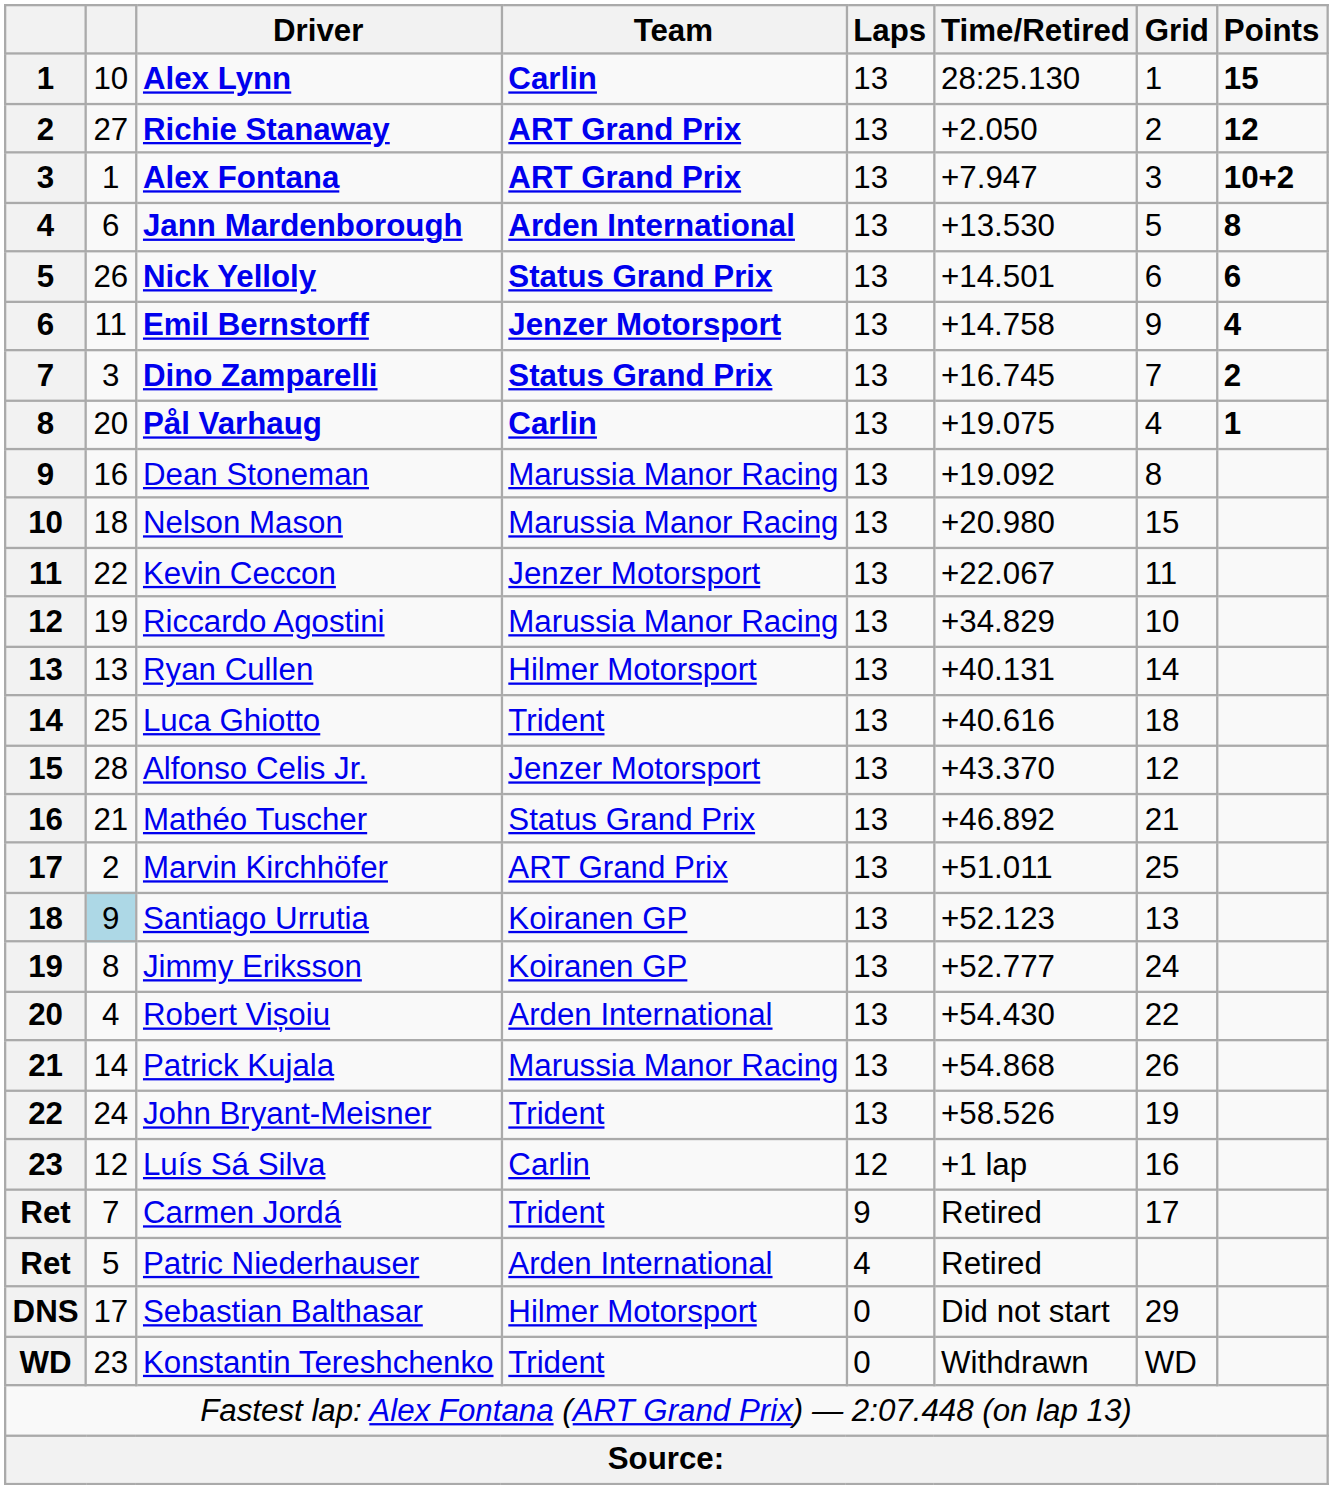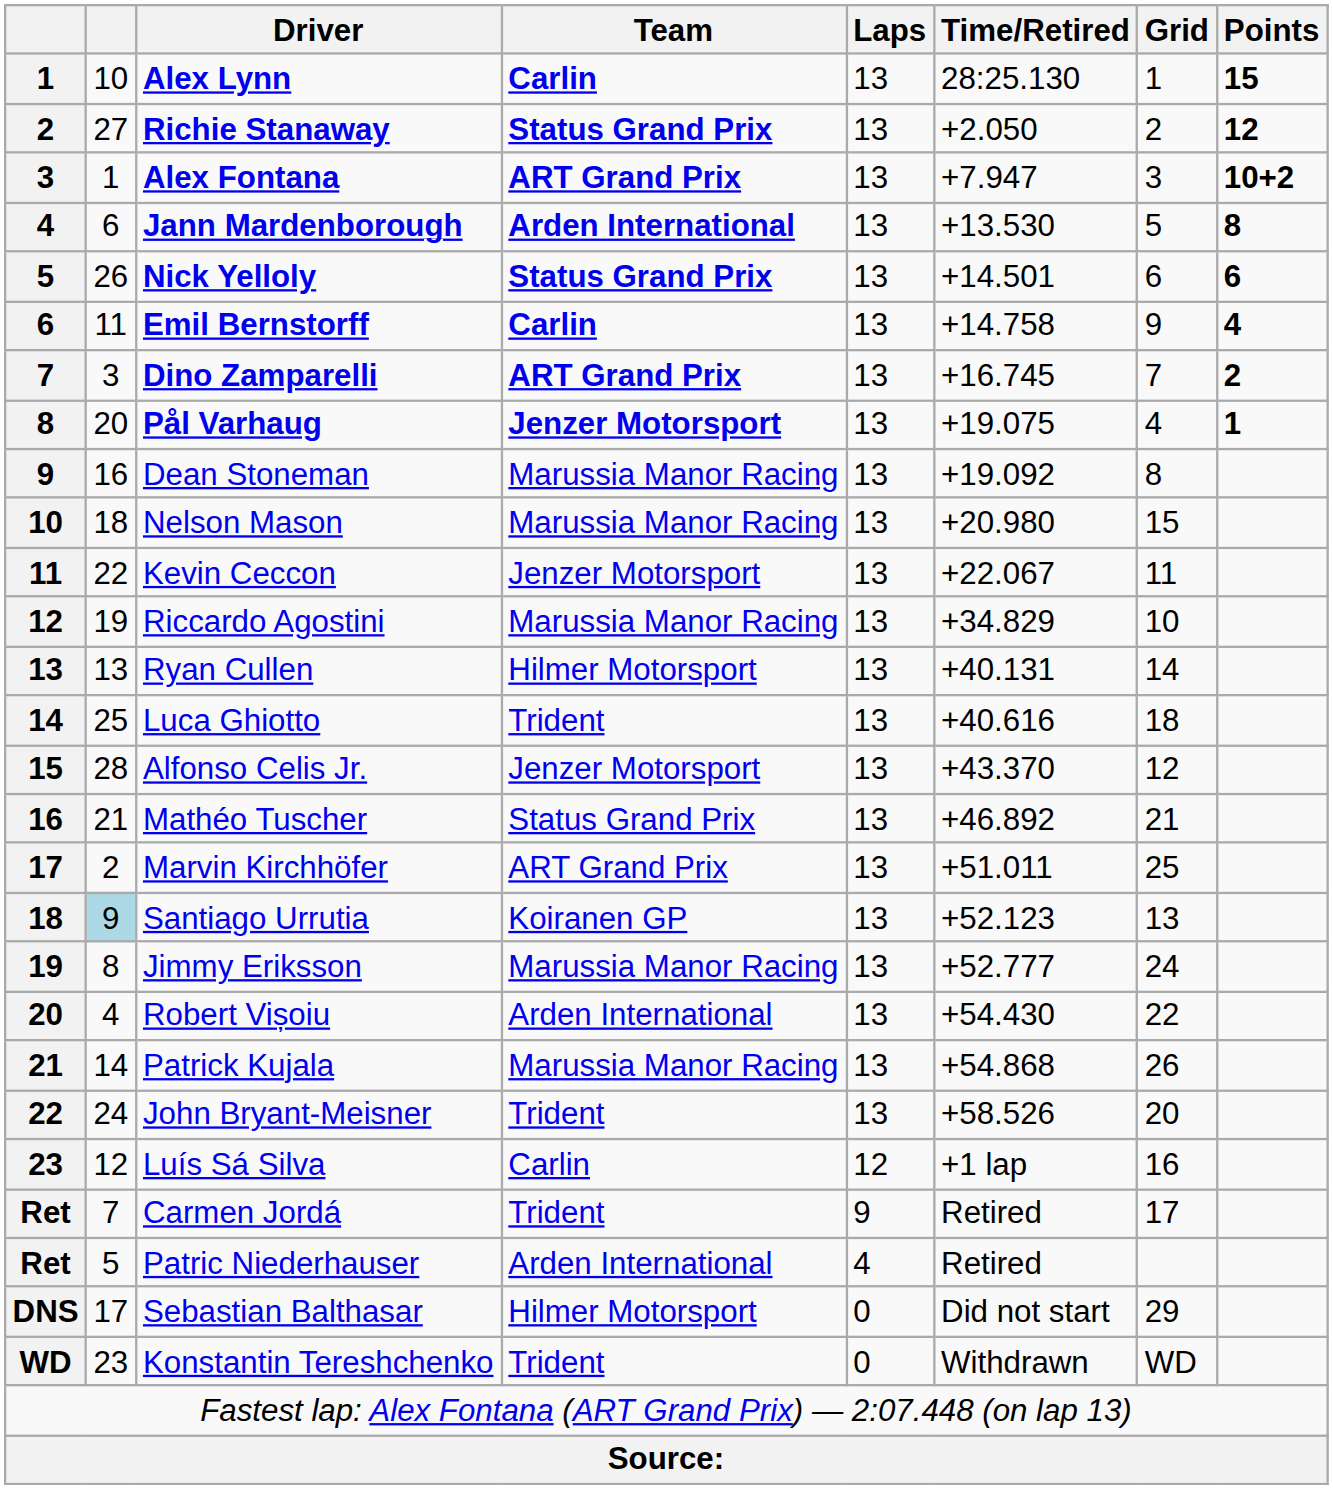(625, 128) ART Grand Prix -> (640, 128) Status Grand Prix
(645, 325) Jenzer Motorsport -> (553, 325) Carlin
(640, 375) Status Grand Prix -> (625, 375) ART Grand Prix
(553, 424) Carlin -> (645, 424) Jenzer Motorsport
(598, 966) Koiranen GP -> (673, 966) Marussia Manor Racing
(1162, 1114) 19 -> (1162, 1114) 20
